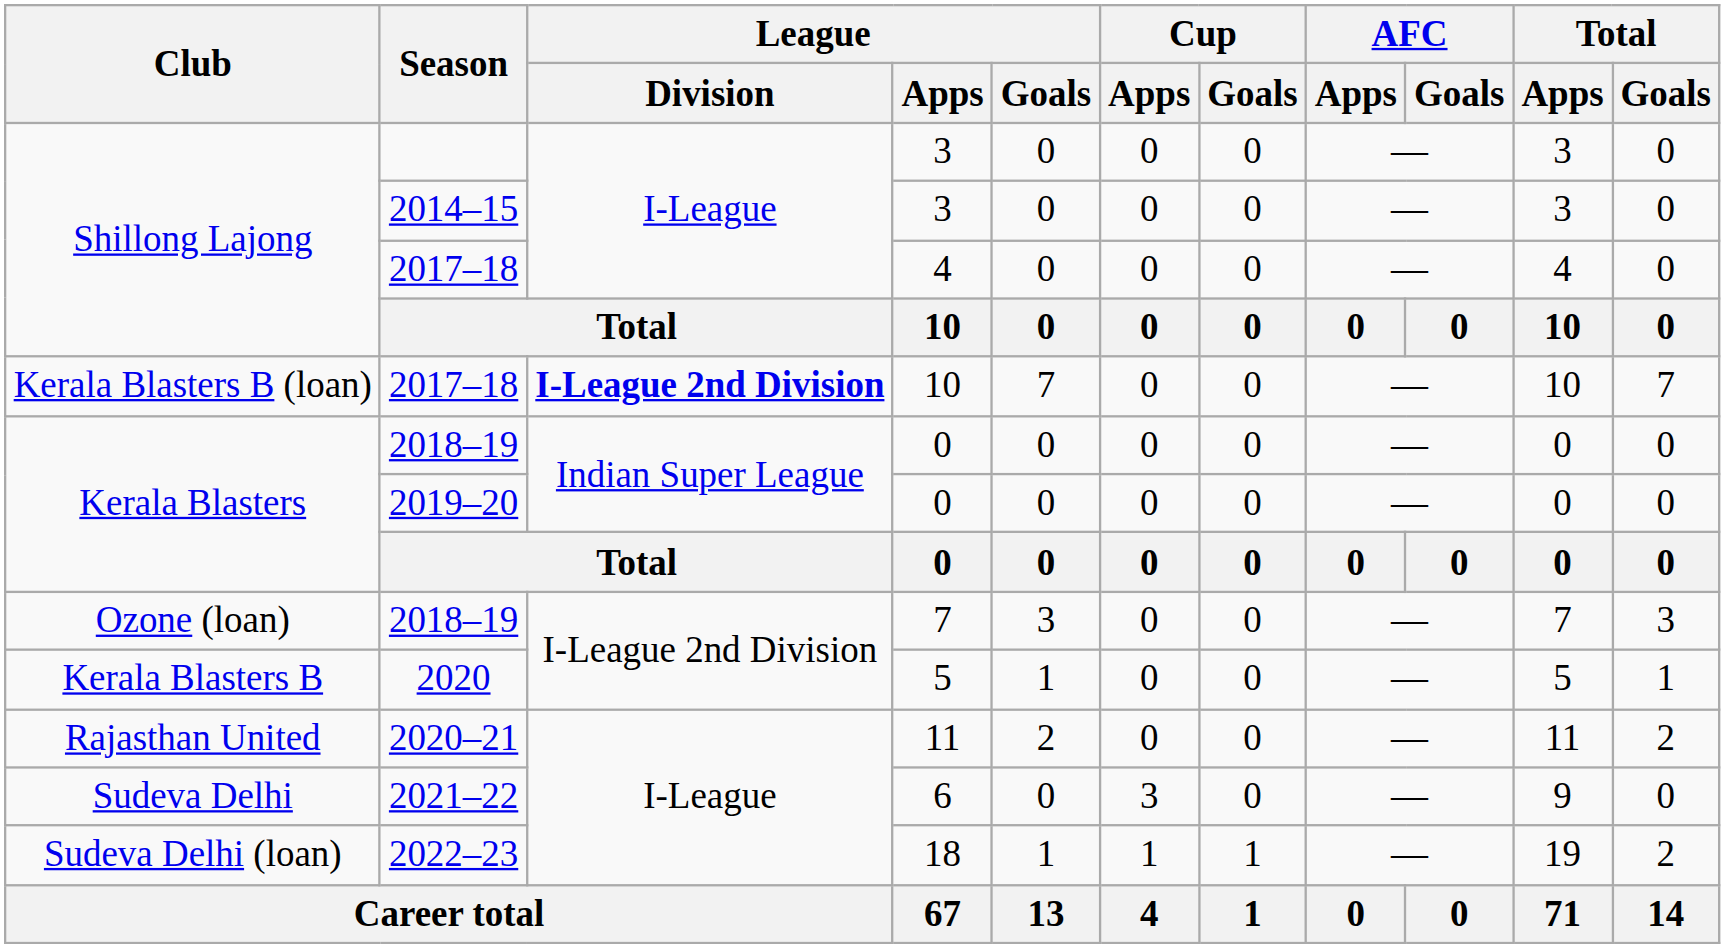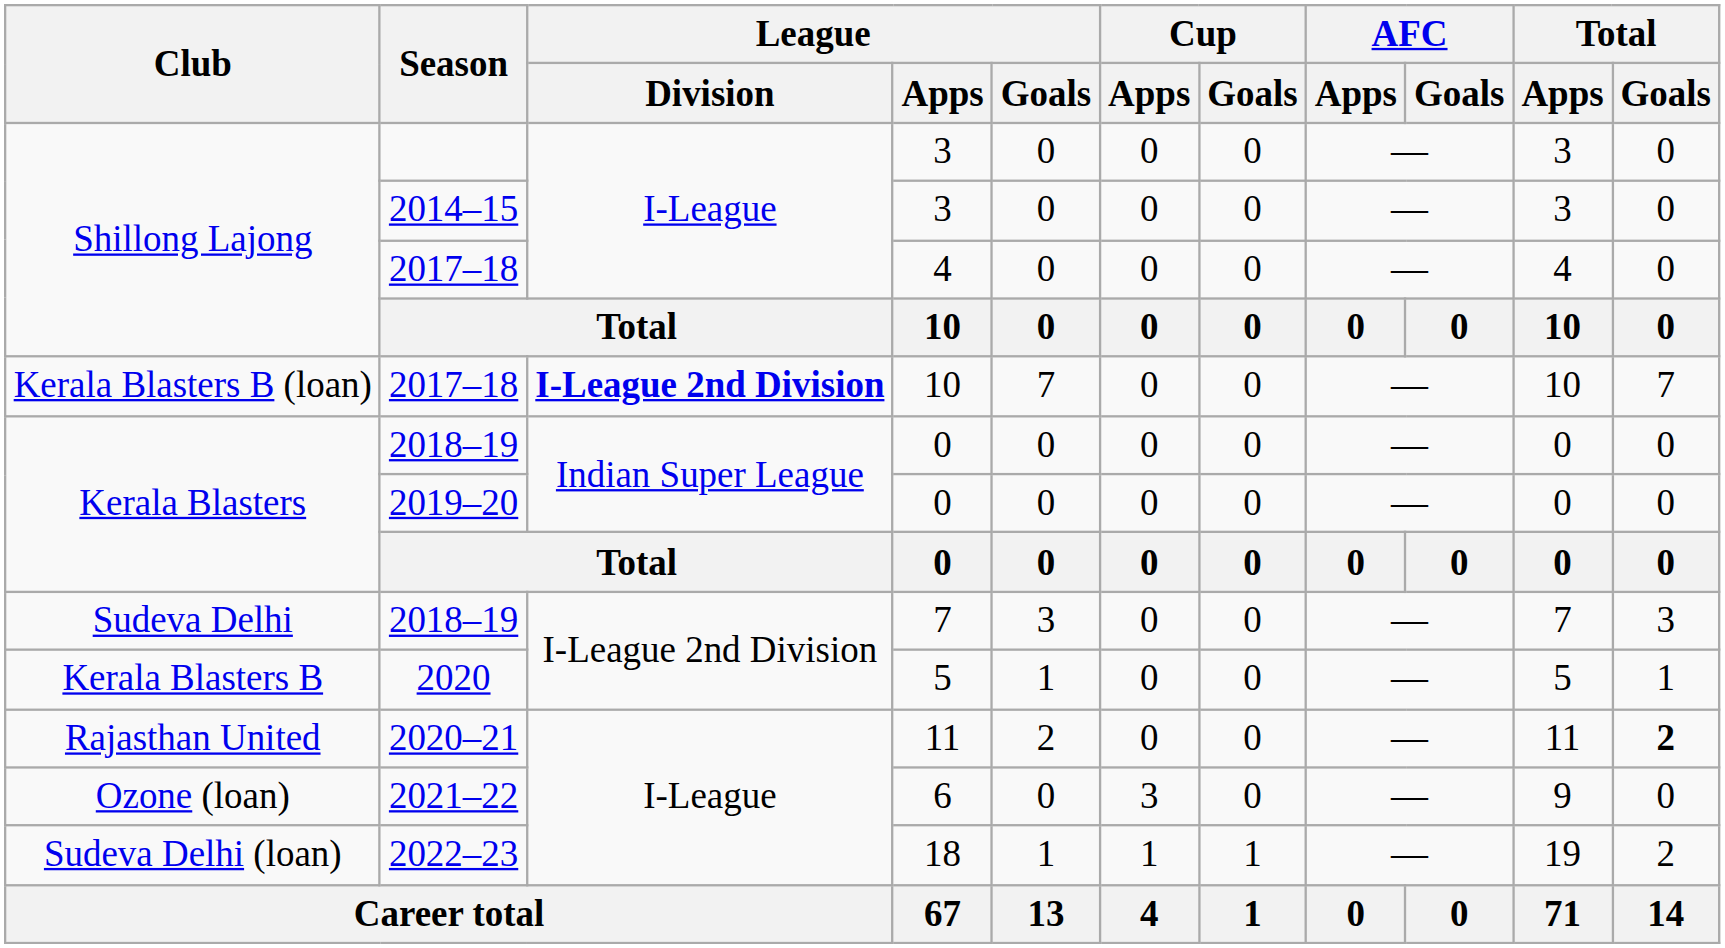(193, 619) Ozone (loan) -> (193, 619) Sudeva Delhi
(1666, 737) normal -> (1666, 737) bold
(193, 795) Sudeva Delhi -> (193, 795) Ozone (loan)
